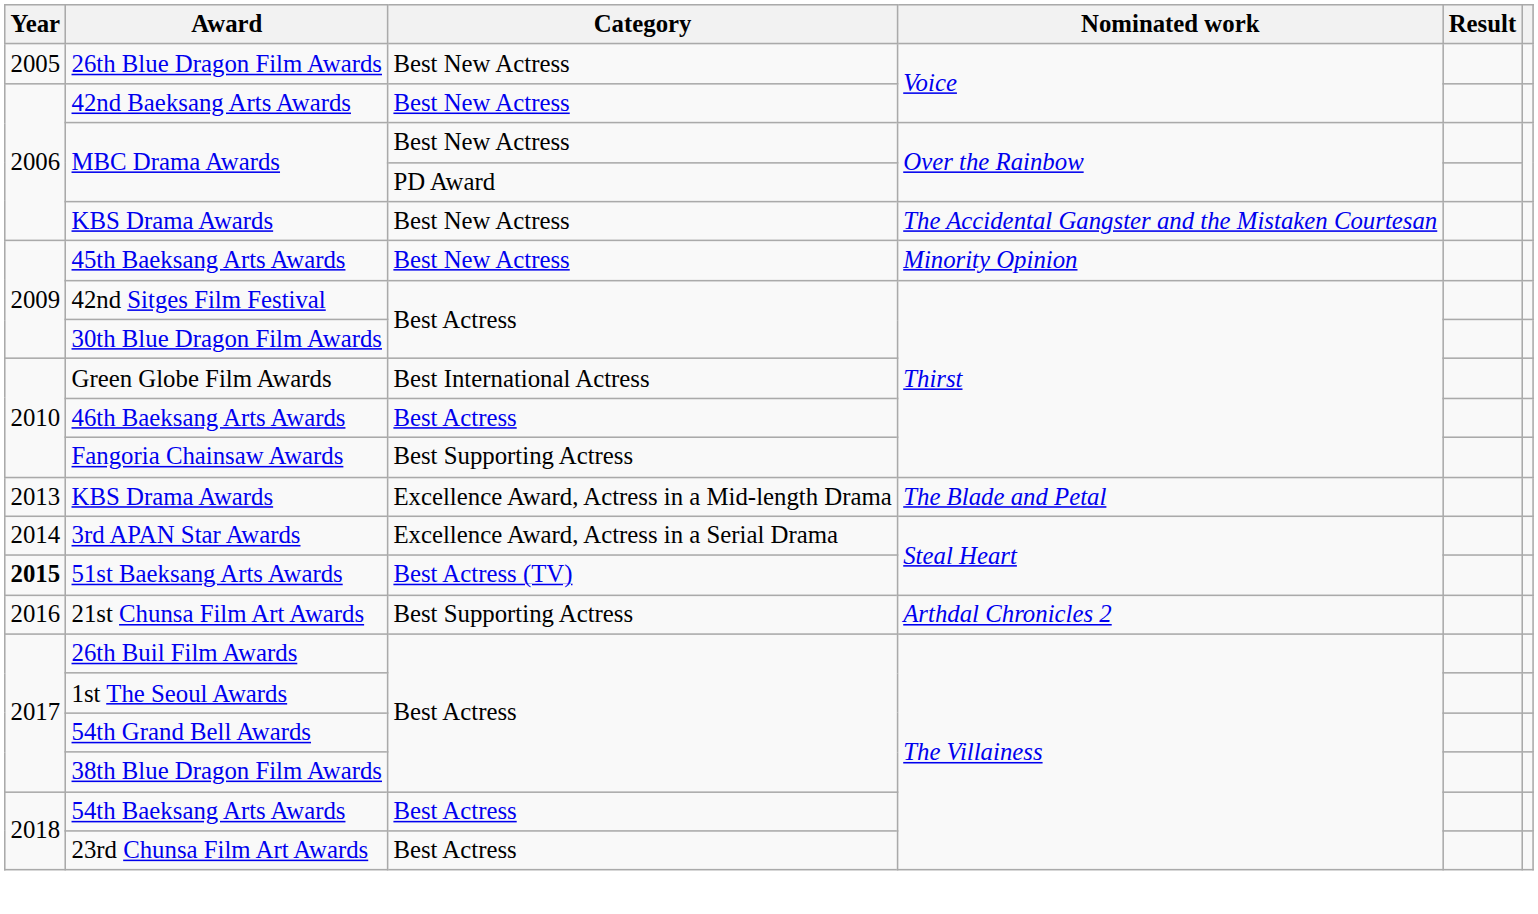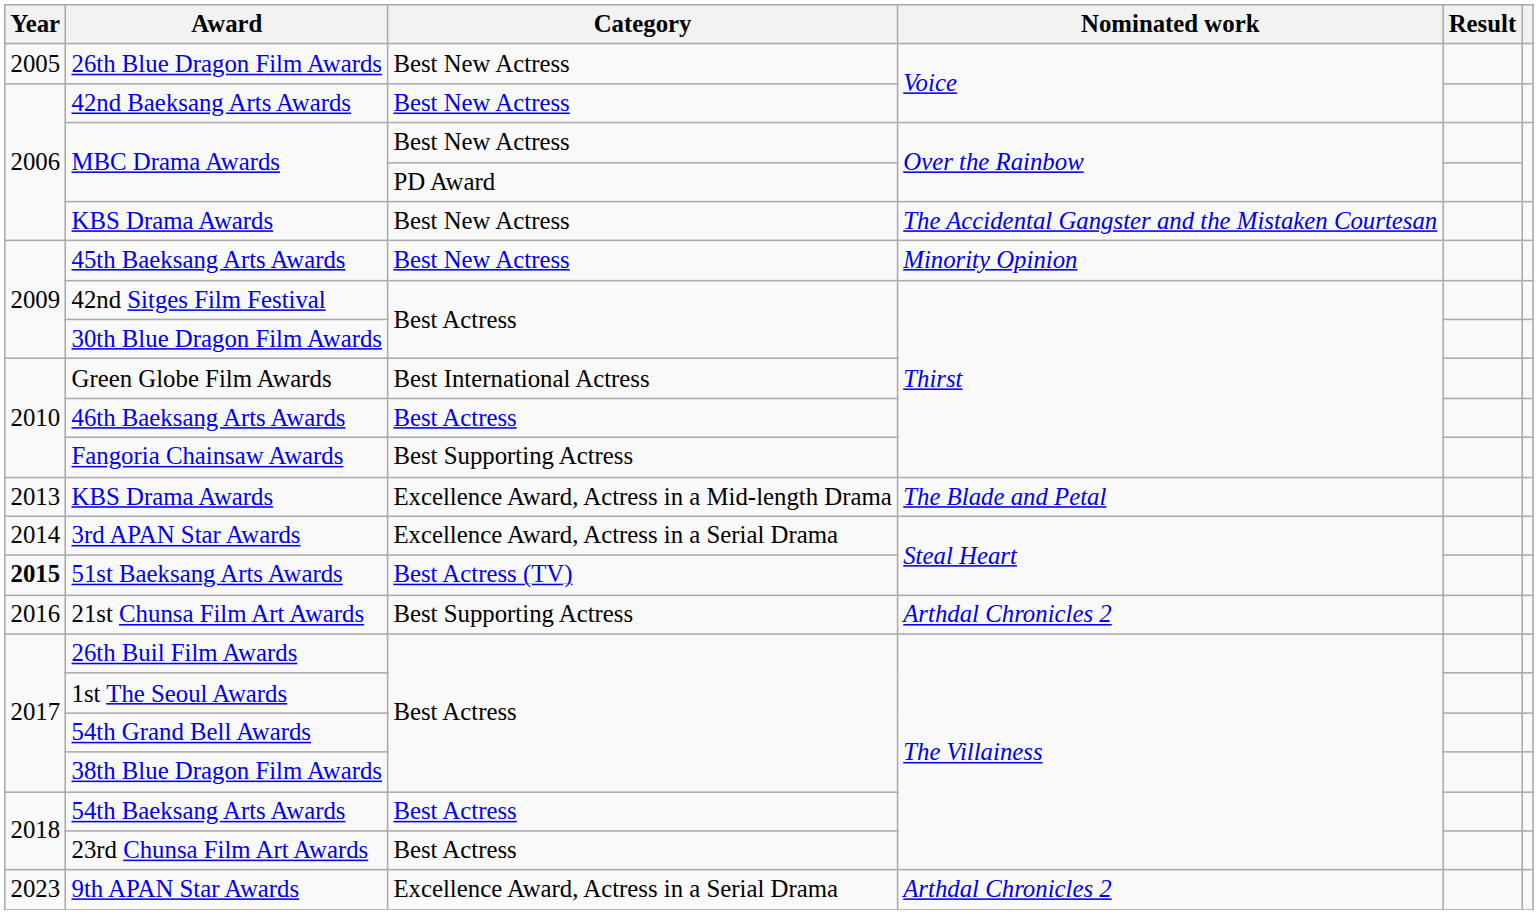+ row: (185, 889)
